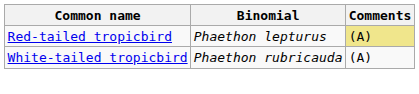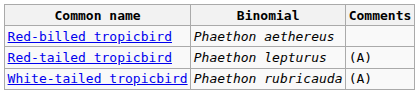+ row: (90, 36)
(360, 36) khaki background -> (360, 57) no background
